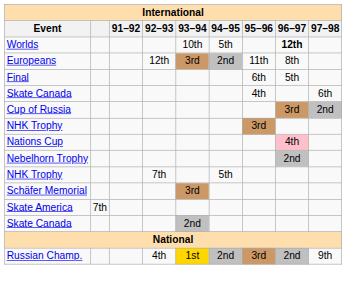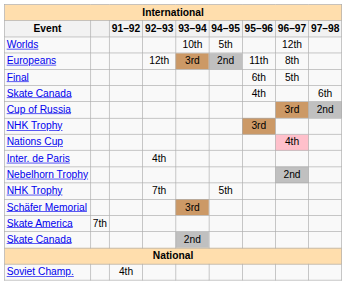(292, 45) bold -> (292, 45) normal
+ row: (38, 158)
- row: (45, 256)
+ row: (40, 272)
